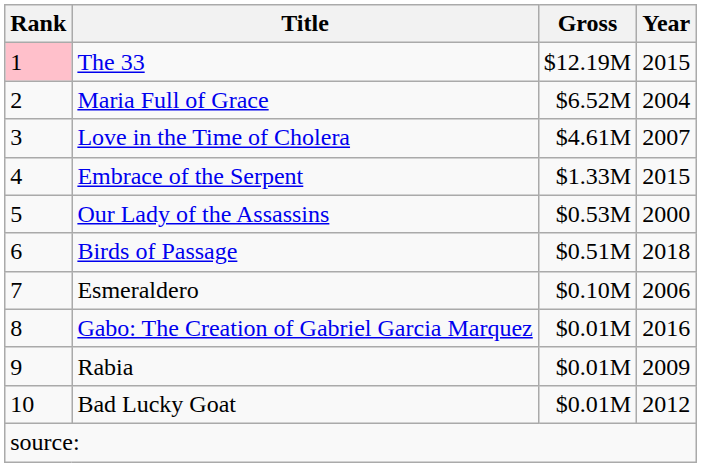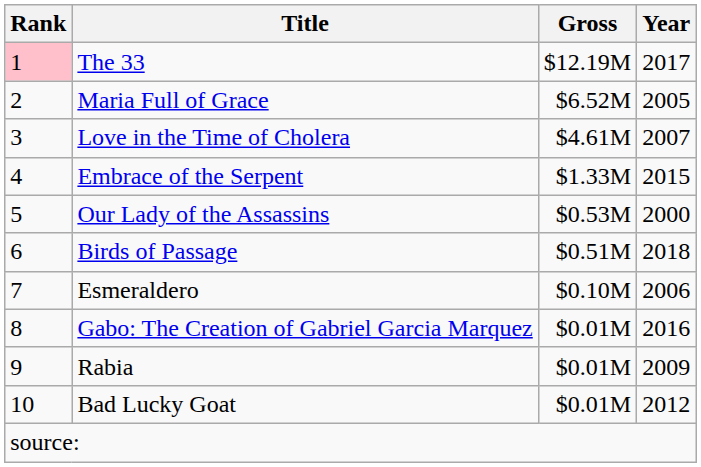(666, 61) 2015 -> (666, 61) 2017
(666, 99) 2004 -> (666, 99) 2005
